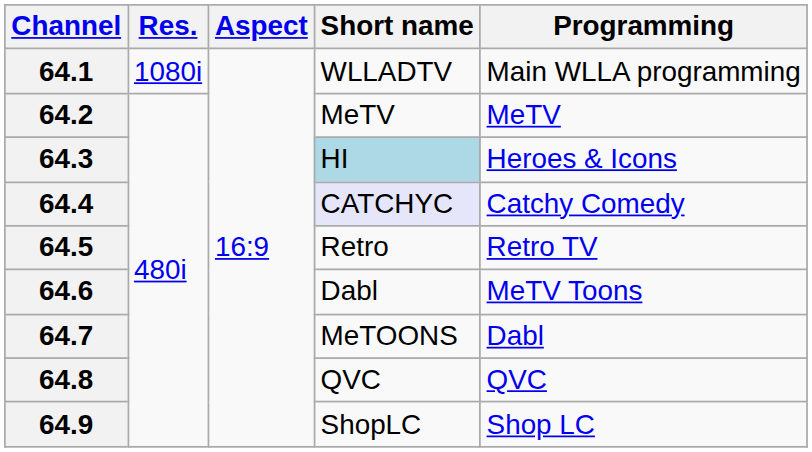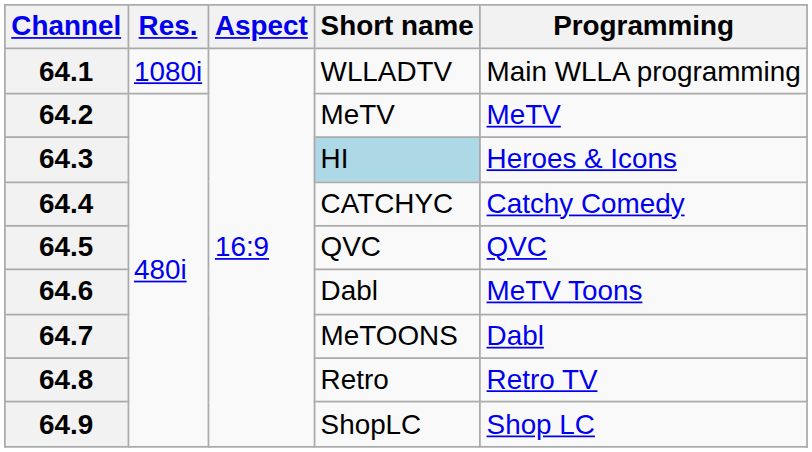(387, 203) lavender background -> (387, 203) no background
(355, 247) Retro -> (351, 247) QVC
(542, 247) Retro TV -> (517, 247) QVC
(351, 379) QVC -> (355, 379) Retro
(517, 379) QVC -> (542, 379) Retro TV
